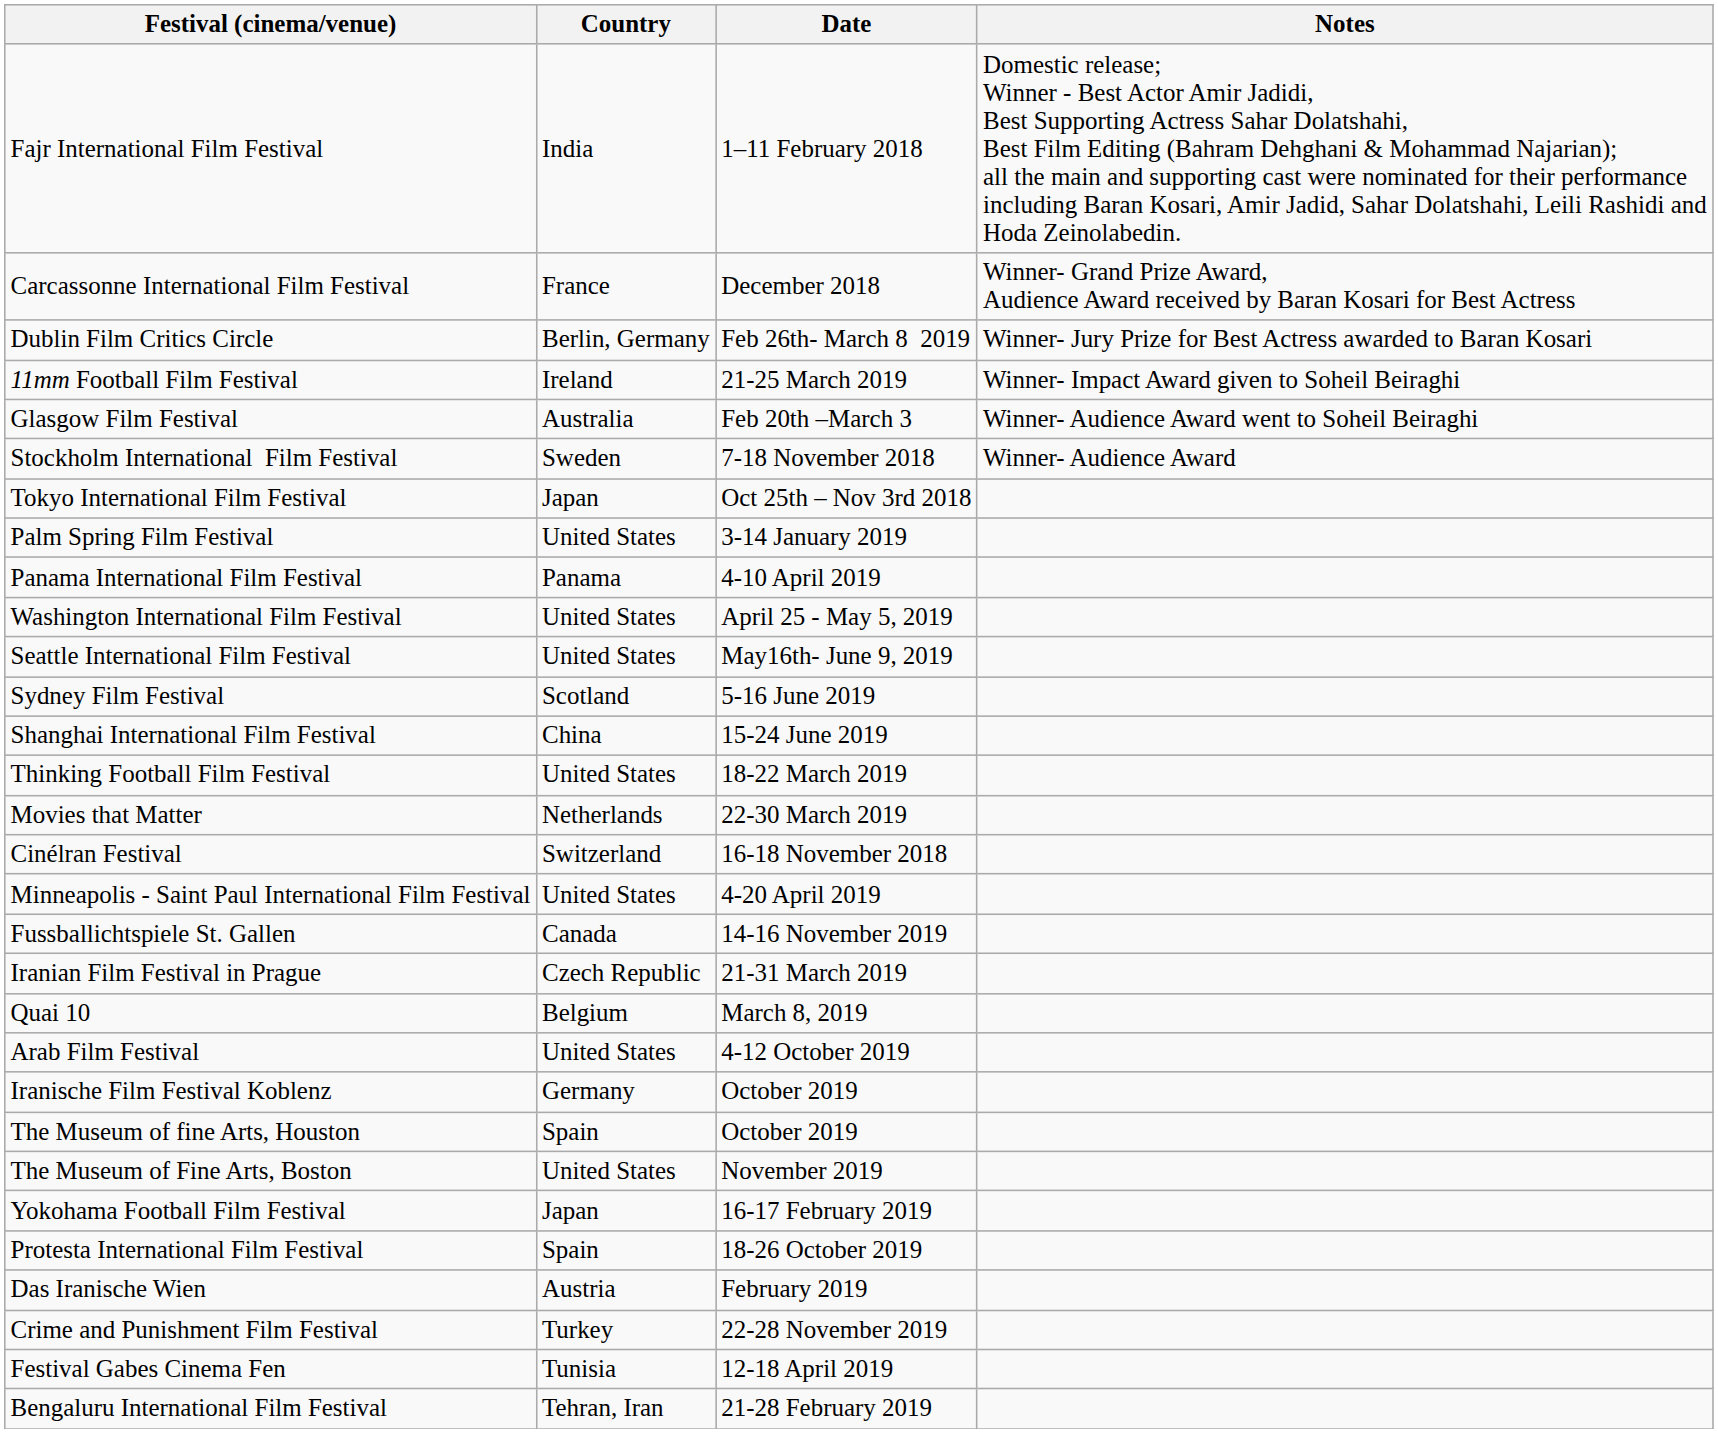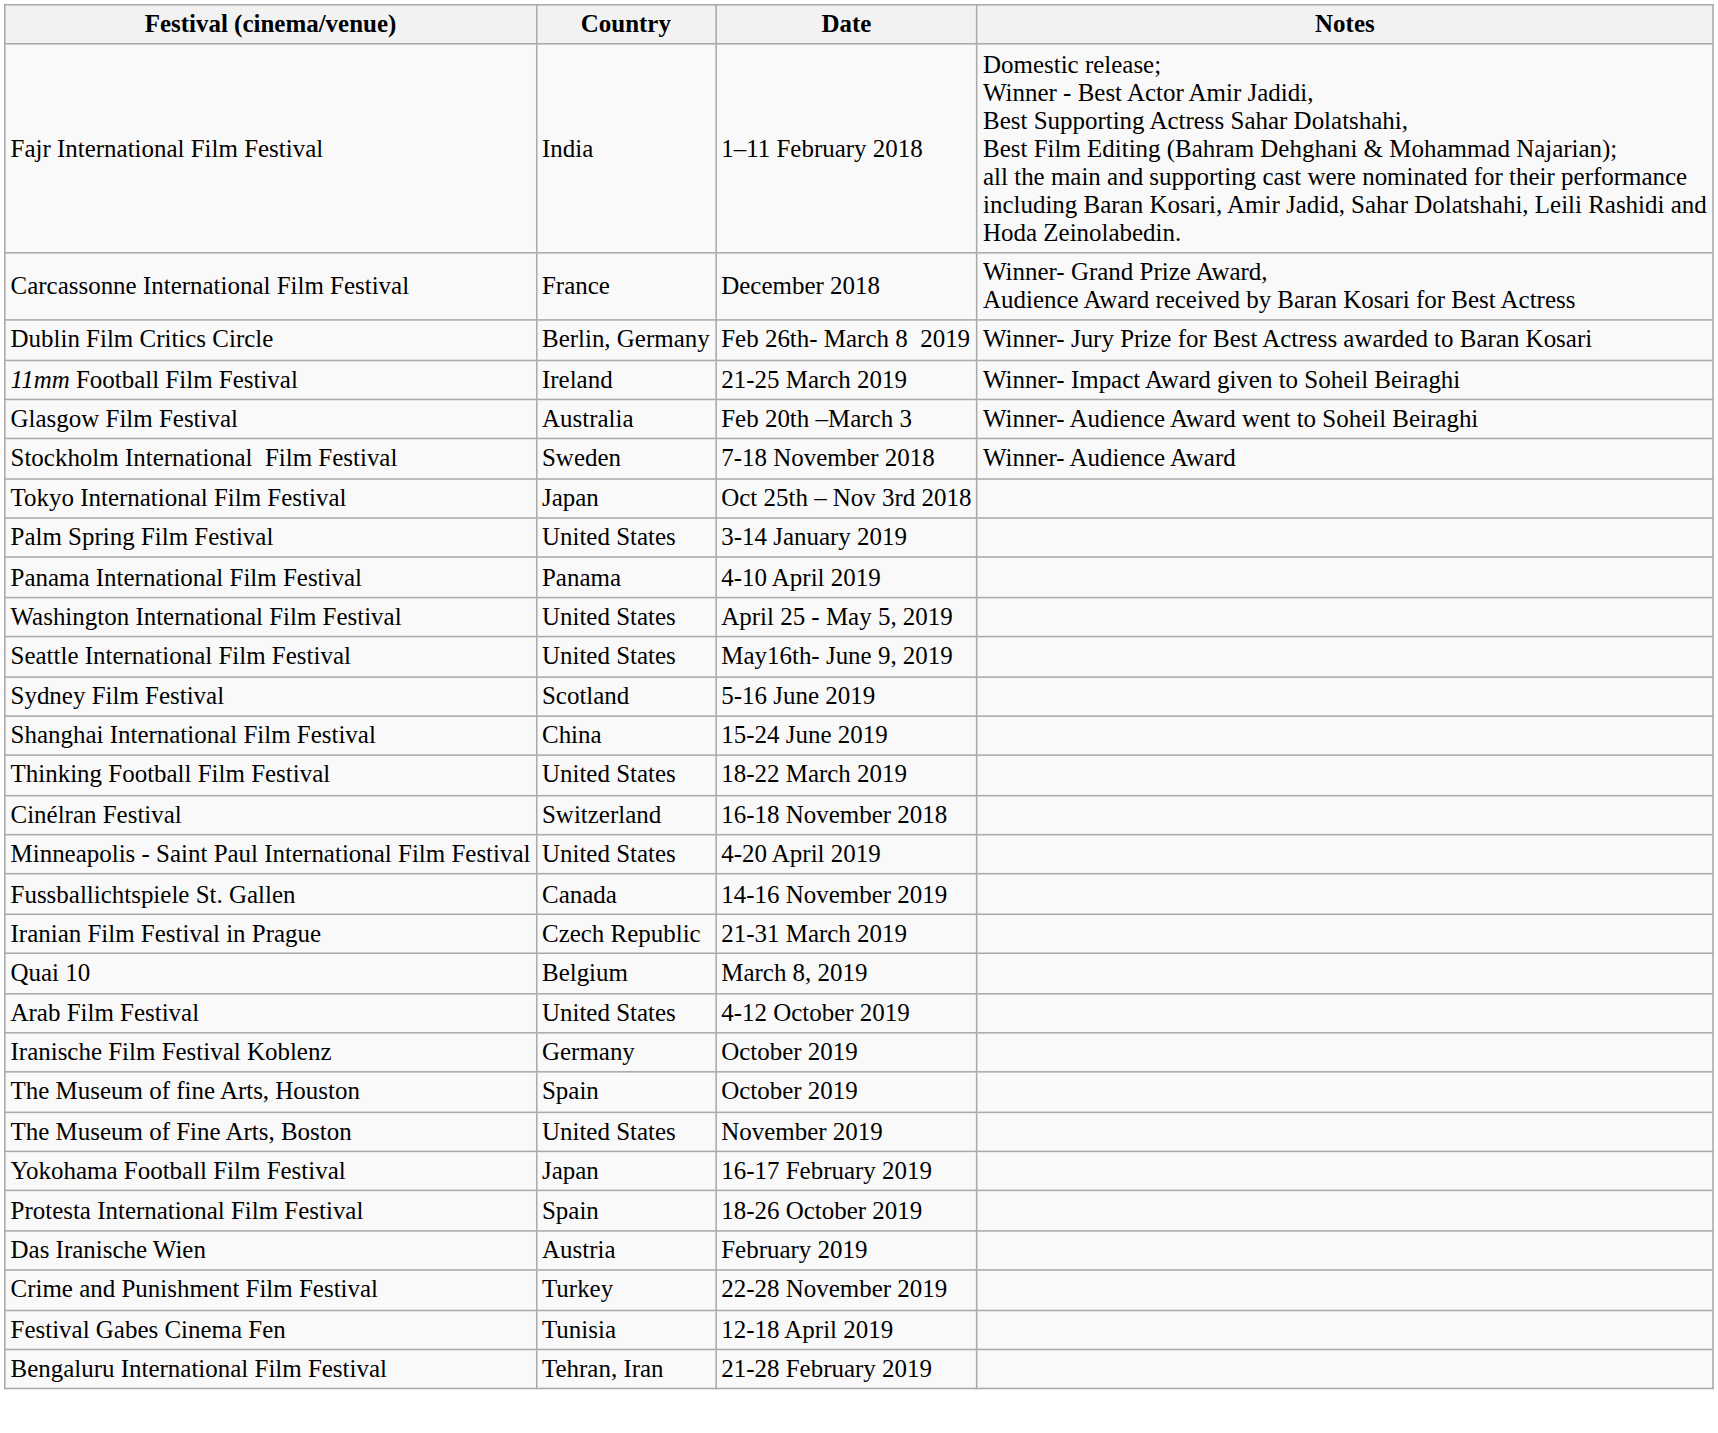- row: (106, 814)
